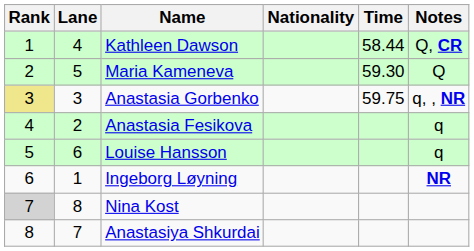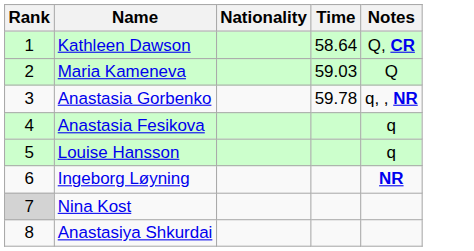- column: (78, 17)
(383, 44) 58.44 -> (336, 44) 58.64
(383, 71) 59.30 -> (336, 71) 59.03
(29, 98) khaki background -> (29, 98) no background
(383, 98) 59.75 -> (336, 98) 59.78
